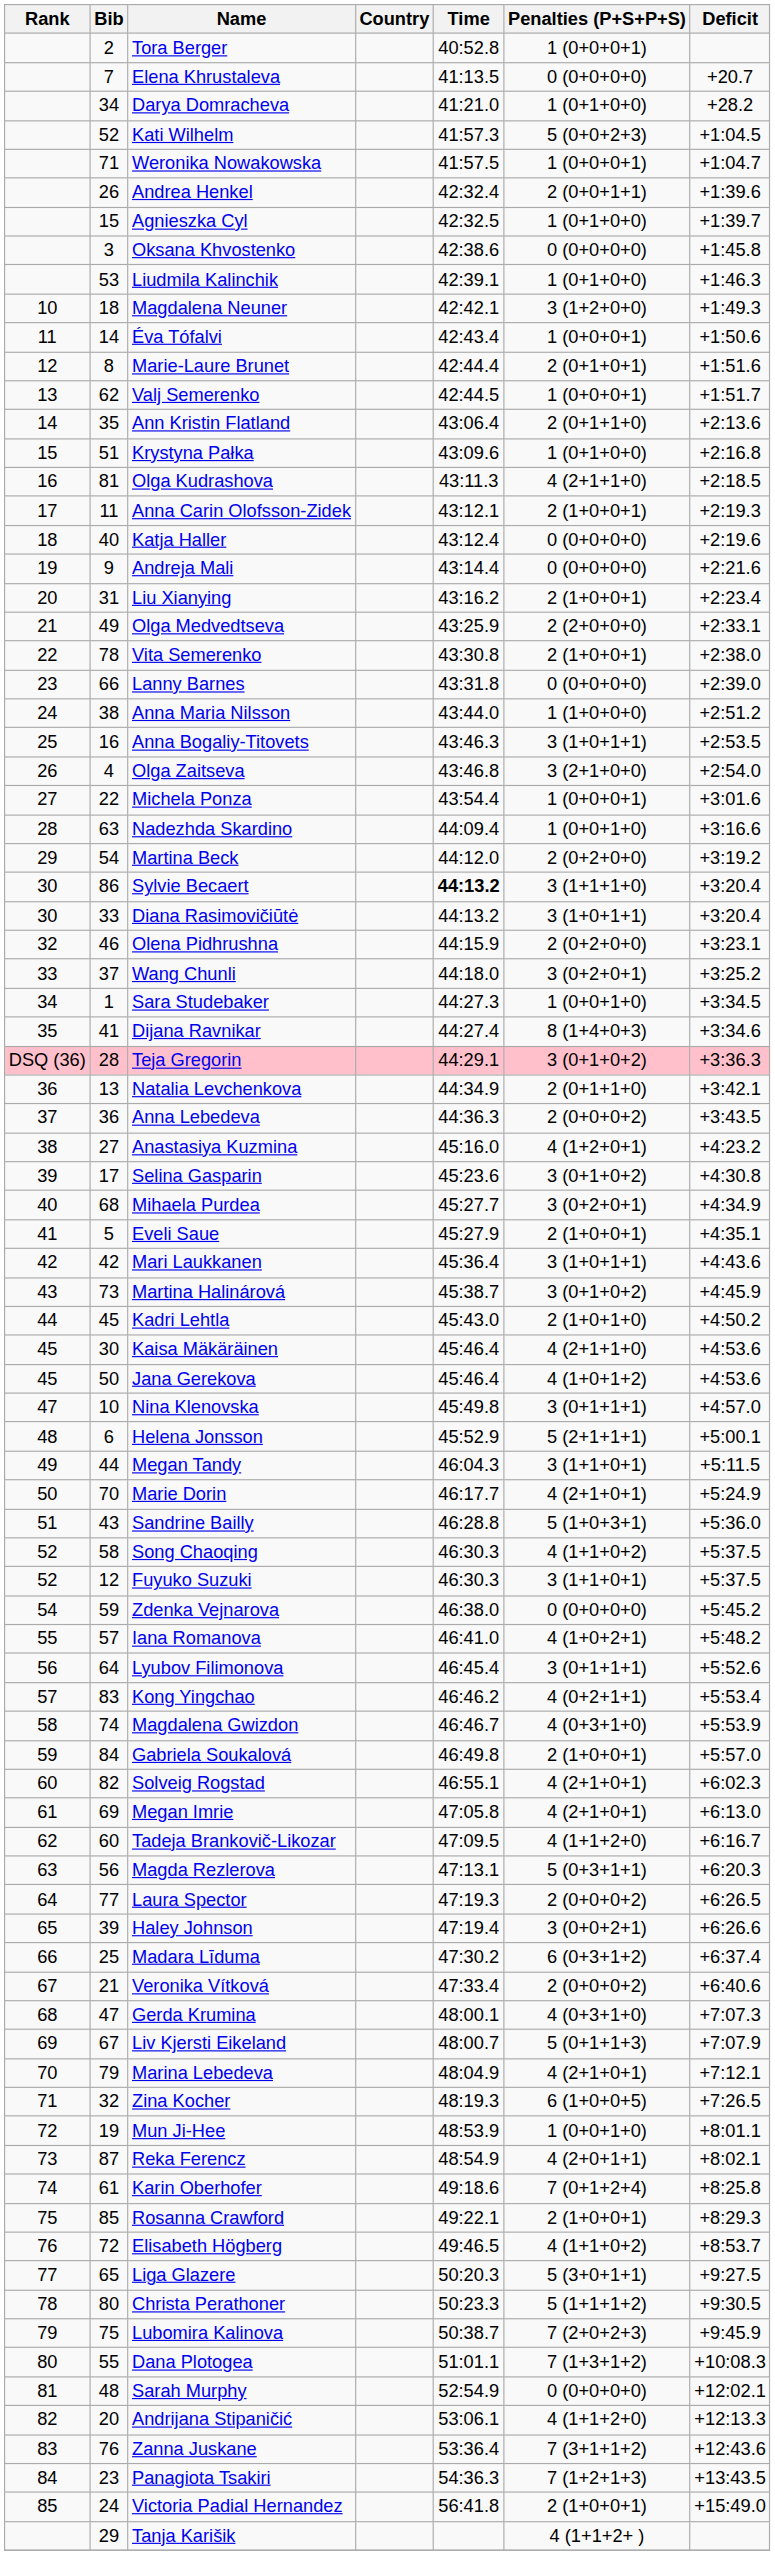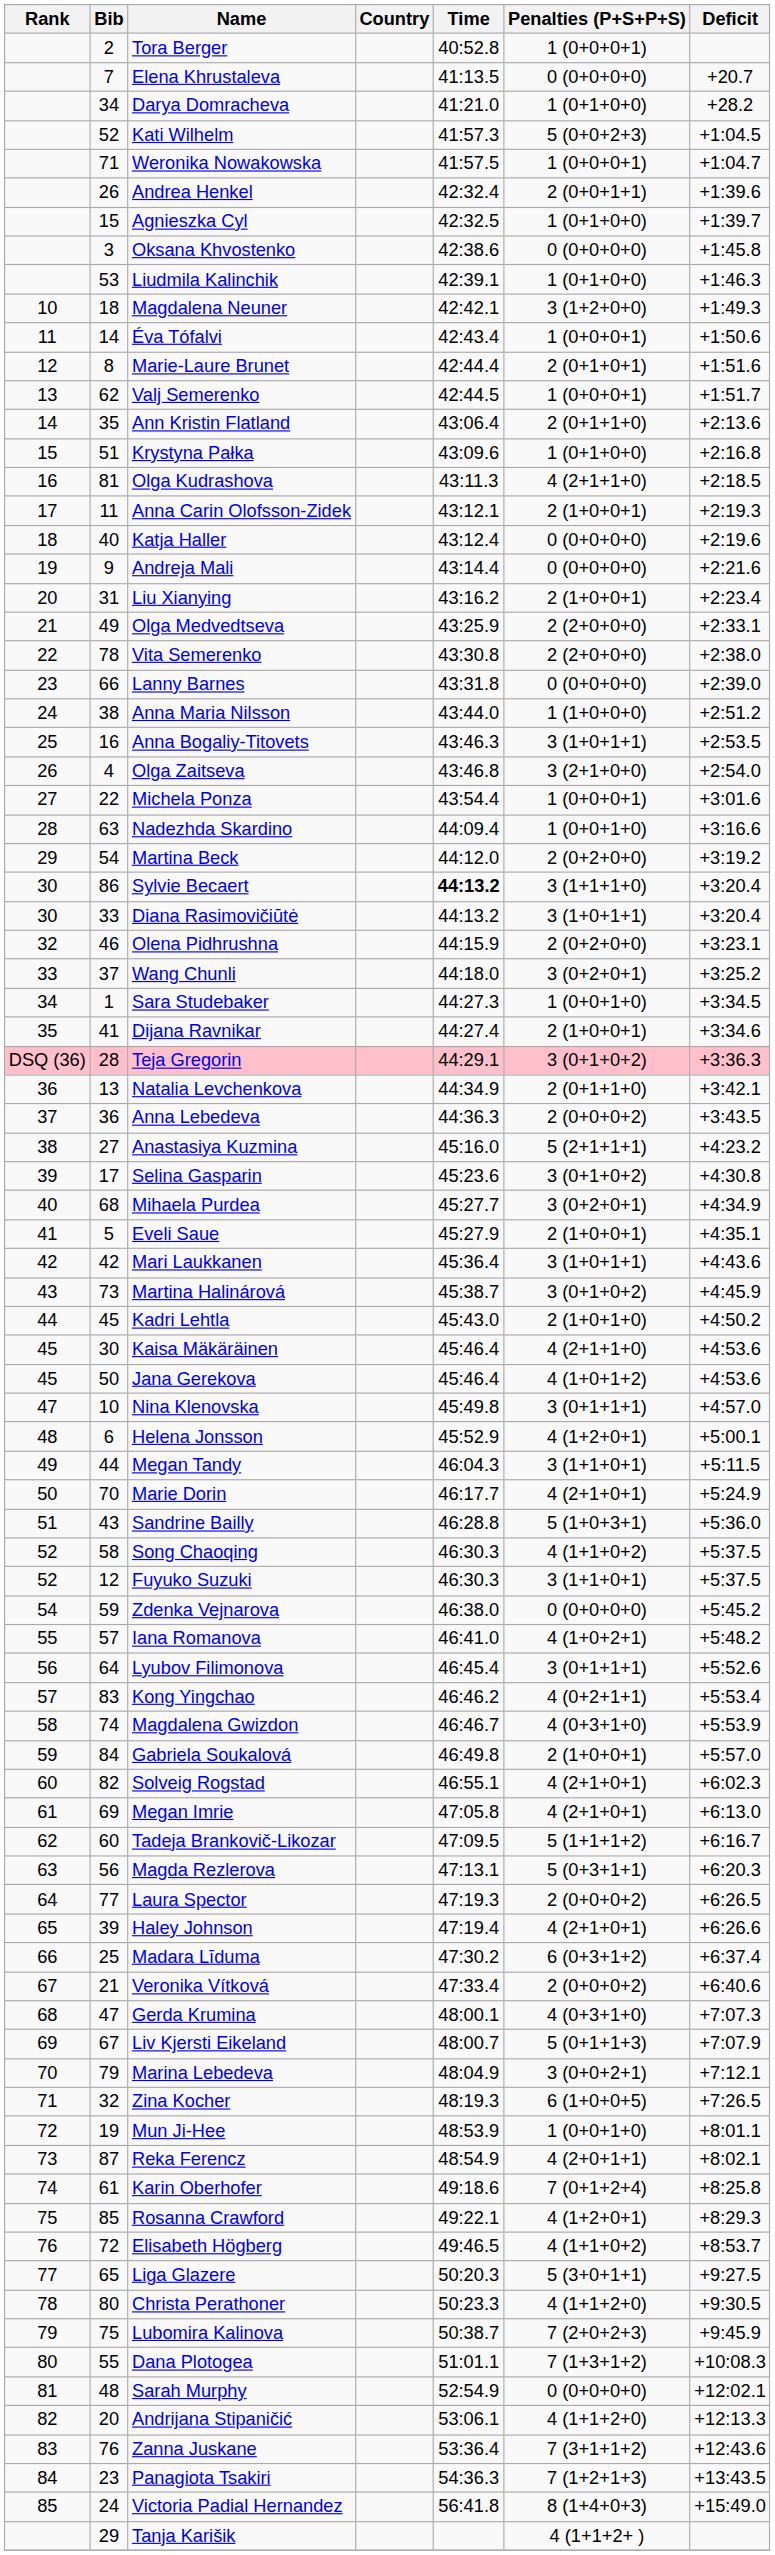(597, 655) 2 (1+0+0+1) -> (597, 655) 2 (2+0+0+0)
(597, 1031) 8 (1+4+0+3) -> (597, 1031) 2 (1+0+0+1)
(597, 1147) 4 (1+2+0+1) -> (597, 1147) 5 (2+1+1+1)
(597, 1436) 5 (2+1+1+1) -> (597, 1436) 4 (1+2+0+1)
(597, 1841) 4 (1+1+2+0) -> (597, 1841) 5 (1+1+1+2)
(597, 1928) 3 (0+0+2+1) -> (597, 1928) 4 (2+1+0+1)
(597, 2072) 4 (2+1+0+1) -> (597, 2072) 3 (0+0+2+1)
(597, 2217) 2 (1+0+0+1) -> (597, 2217) 4 (1+2+0+1)
(597, 2304) 5 (1+1+1+2) -> (597, 2304) 4 (1+1+2+0)
(597, 2506) 2 (1+0+0+1) -> (597, 2506) 8 (1+4+0+3)
